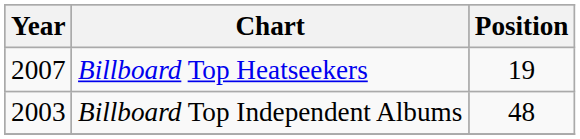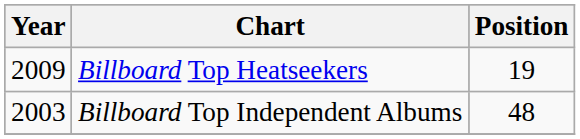(38, 69) 2007 -> (38, 69) 2009
